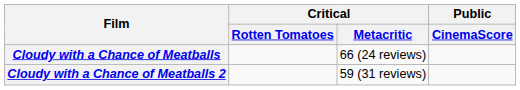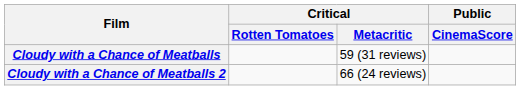(383, 54) 66 (24 reviews) -> (383, 54) 59 (31 reviews)
(383, 74) 59 (31 reviews) -> (383, 74) 66 (24 reviews)
